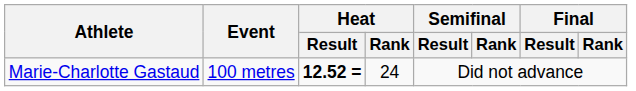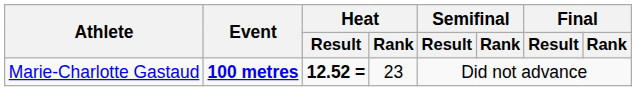(251, 72) normal -> (253, 72) bold
(390, 72) 24 -> (393, 72) 23
